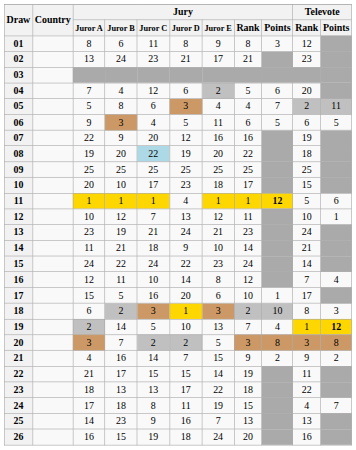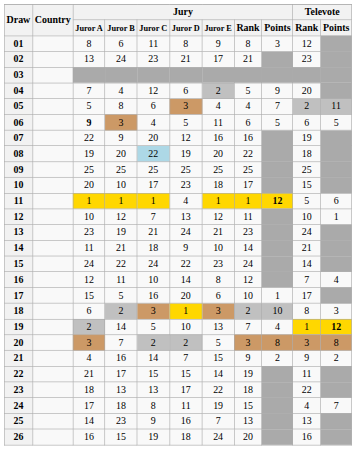(277, 91) 6 -> (277, 91) 9
(89, 122) normal -> (89, 122) bold
